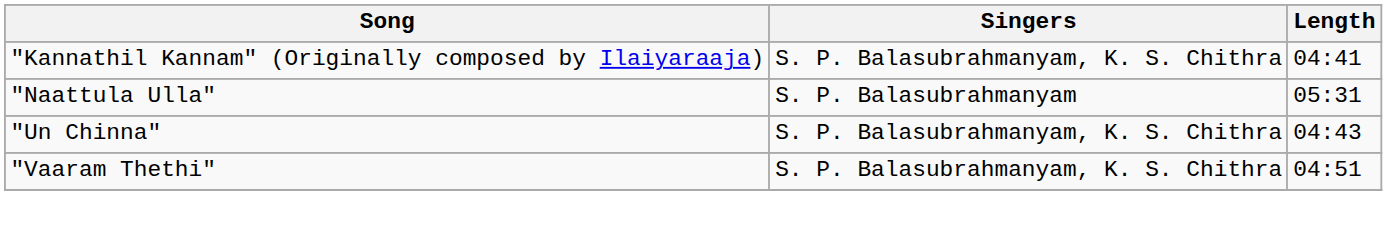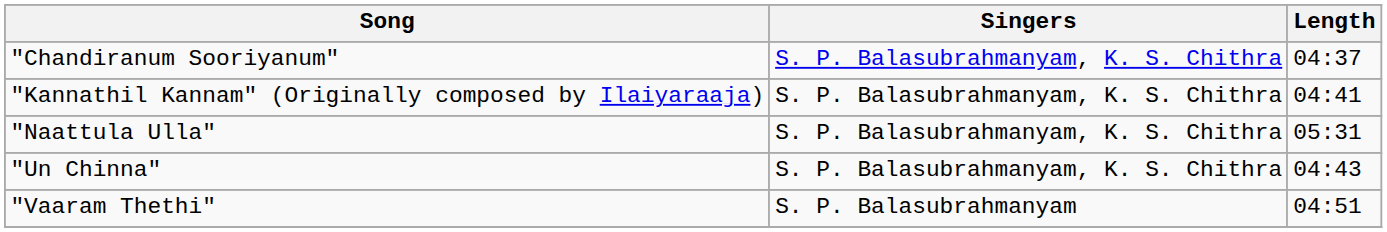+ row: (175, 61)
(926, 97) S. P. Balasubrahmanyam -> (1029, 134) S. P. Balasubrahmanyam, K. S. Chithra
(1029, 171) S. P. Balasubrahmanyam, K. S. Chithra -> (926, 208) S. P. Balasubrahmanyam
